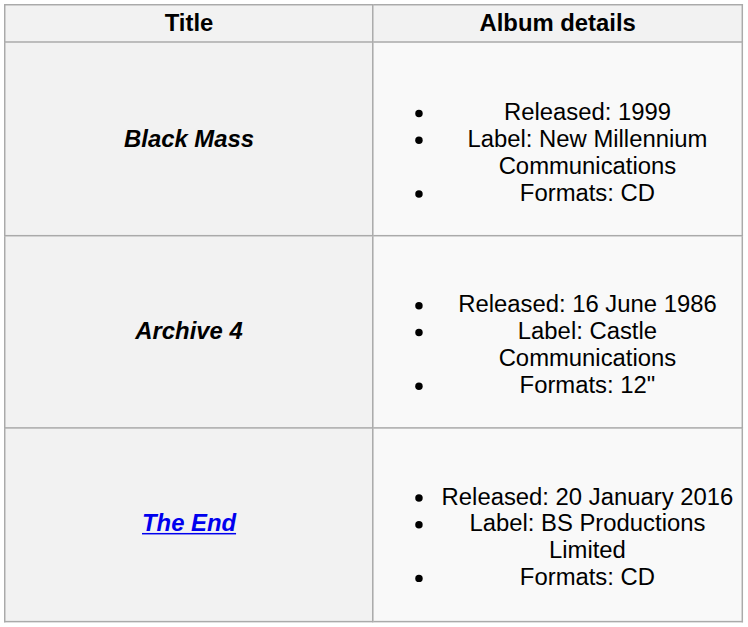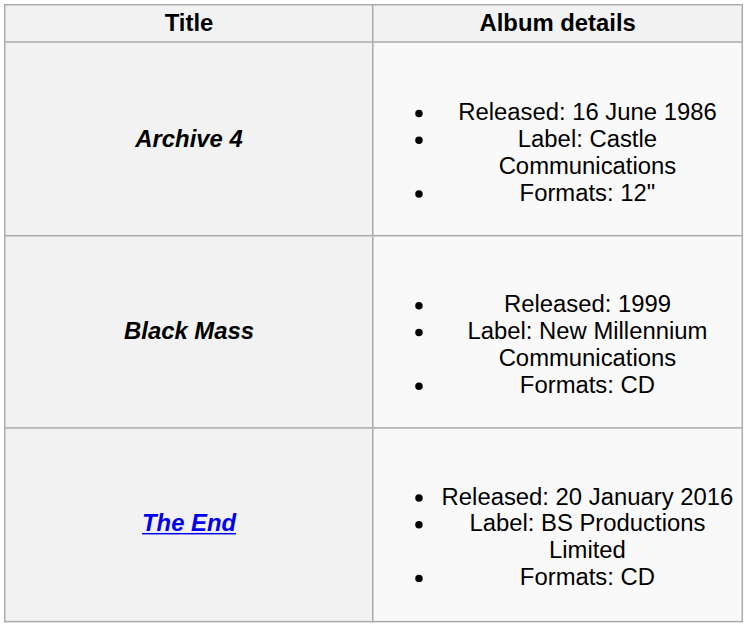rows swapped: (189, 331) <-> (189, 138)
